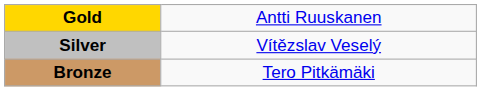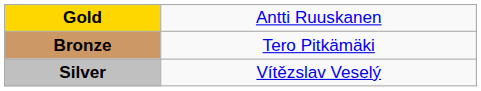rows swapped: (83, 45) <-> (83, 72)
